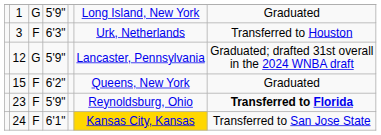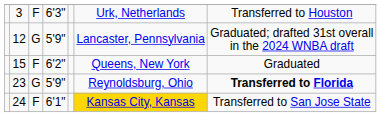- row: (19, 13)
(36, 102) F -> (36, 83) G
